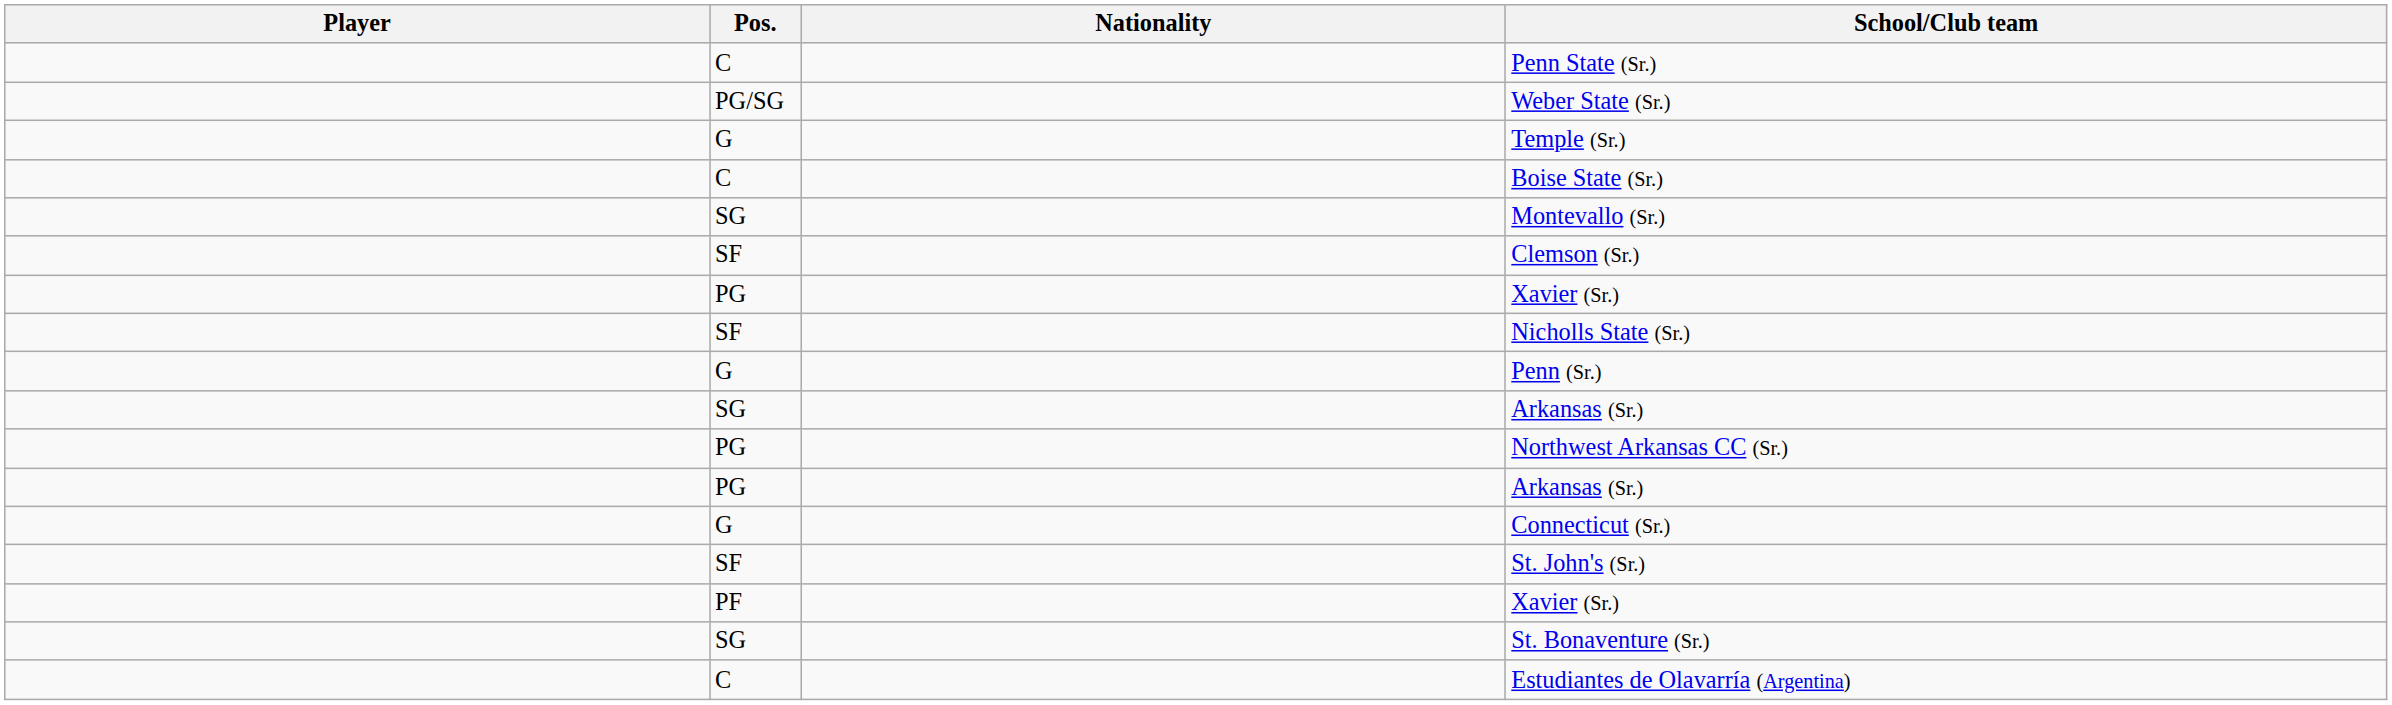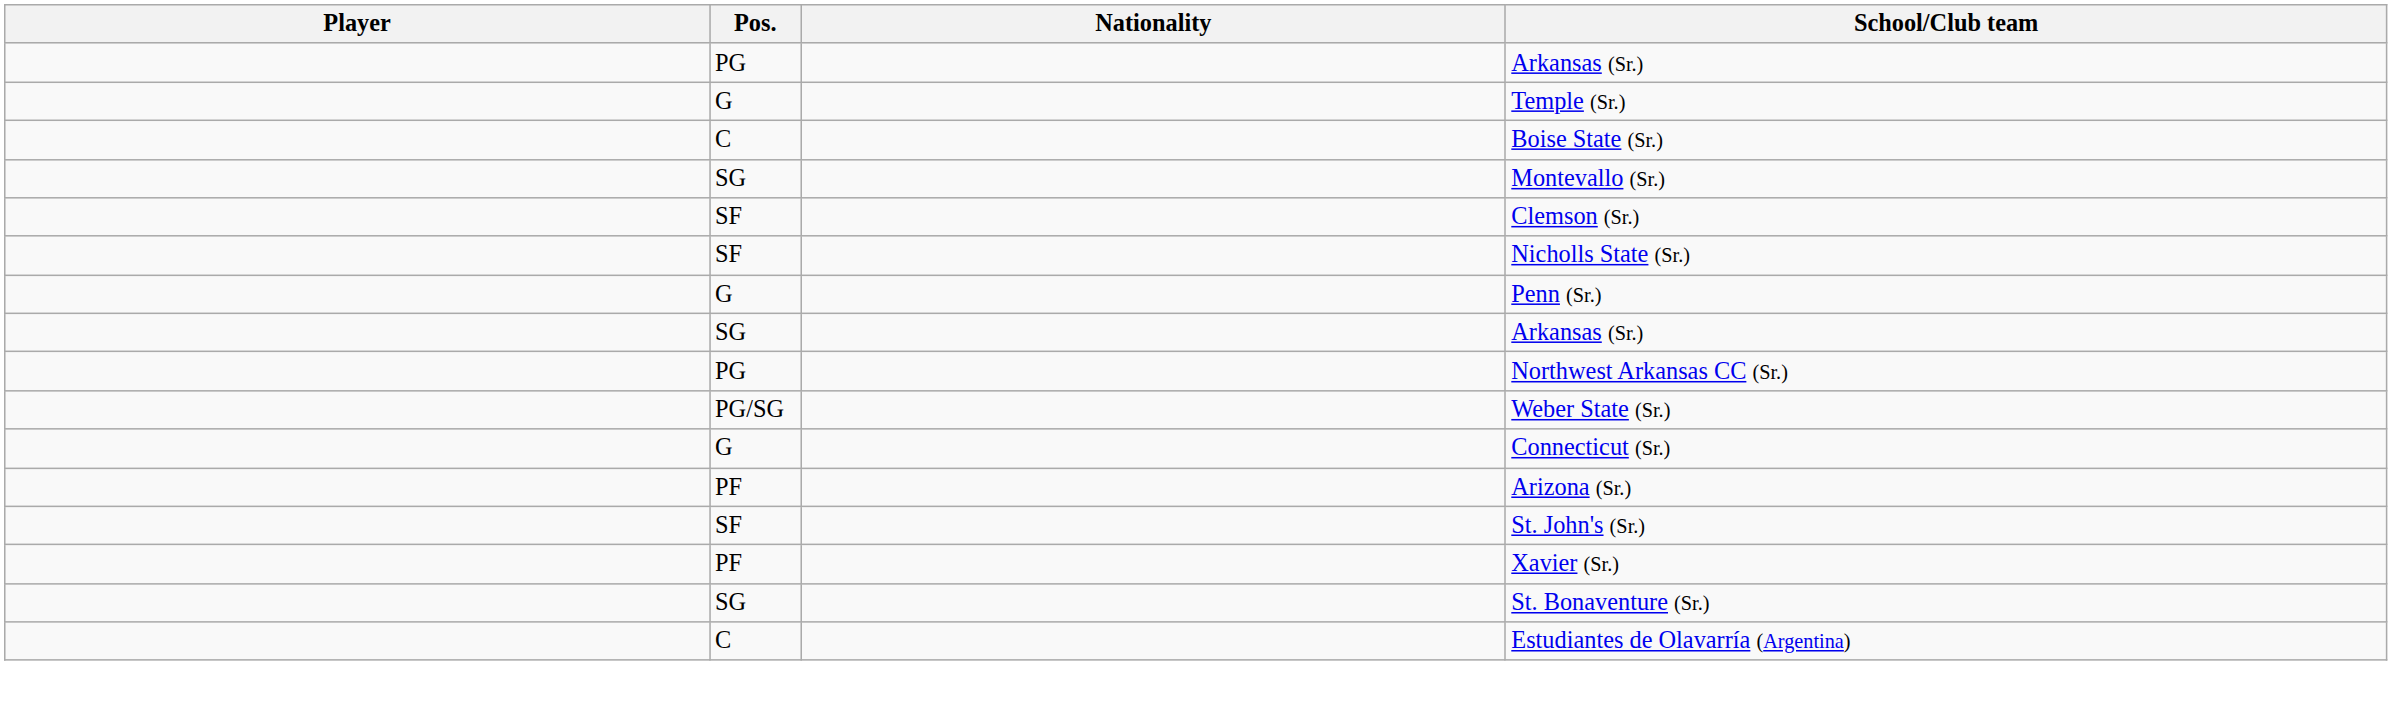- row: (723, 62)
rows swapped: (731, 486) <-> (750, 100)
- row: (731, 293)
+ row: (729, 486)
